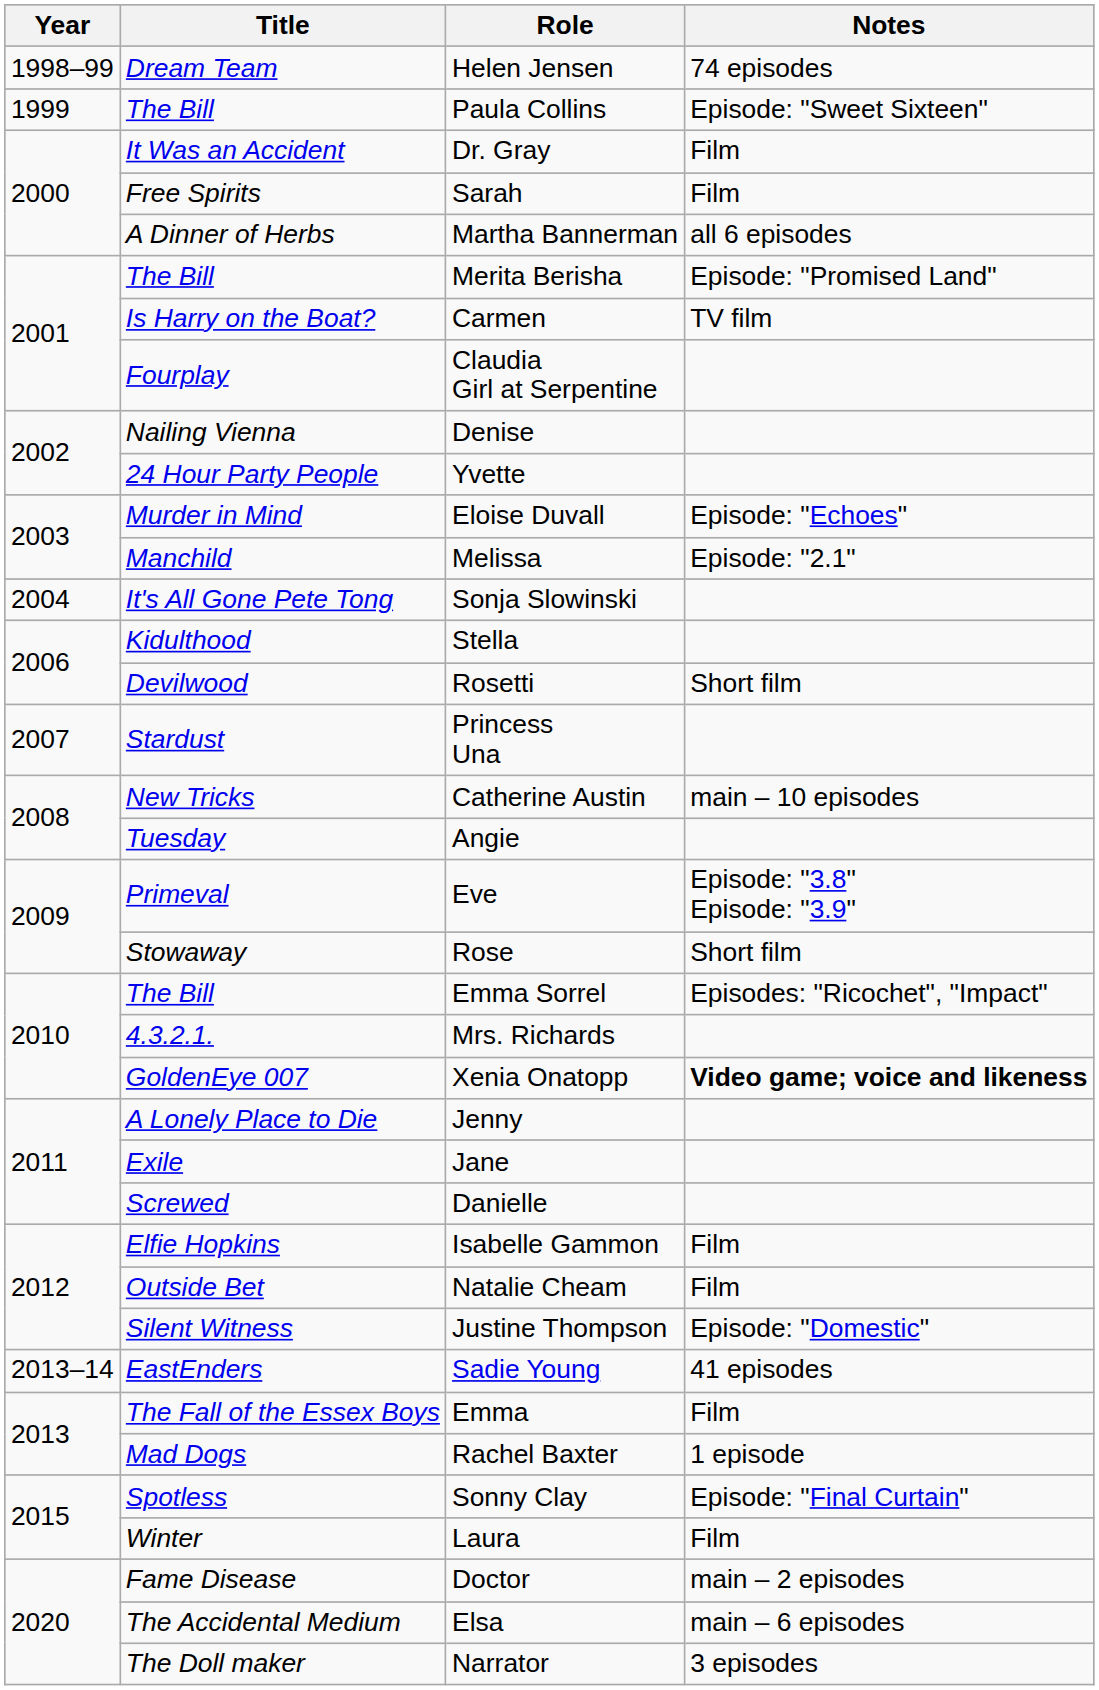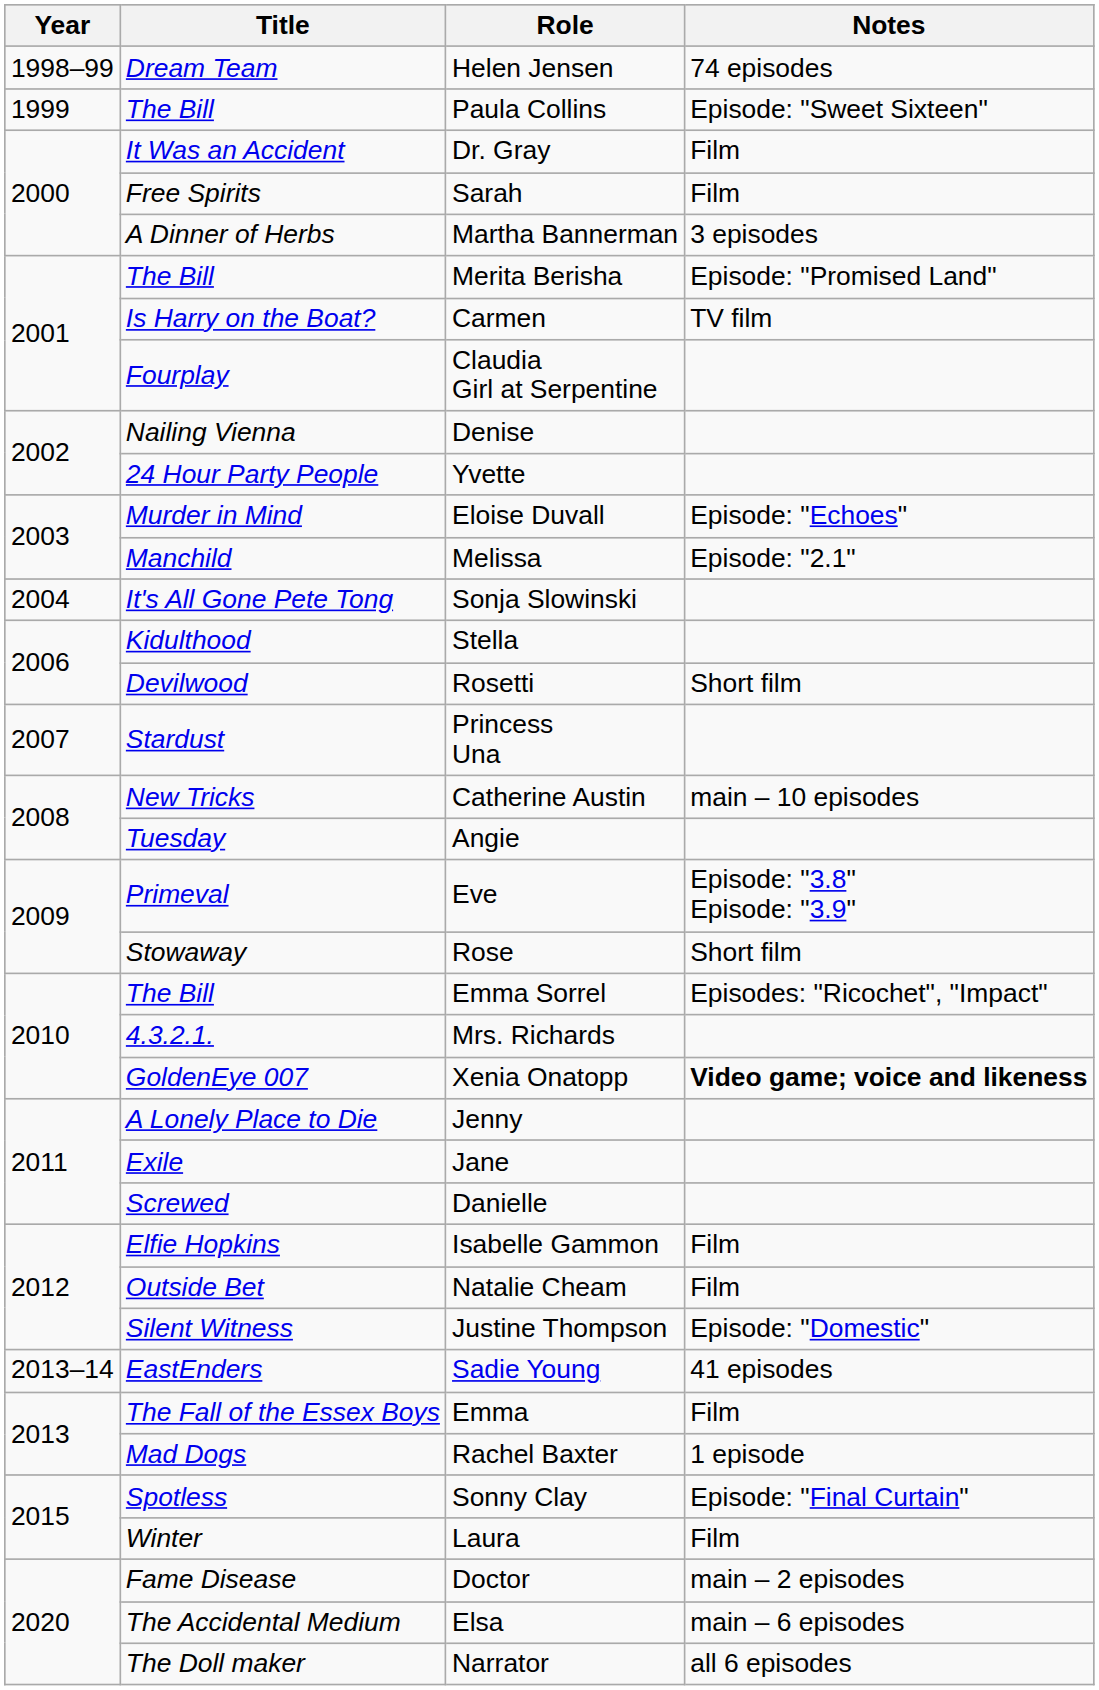(771, 234) all 6 episodes -> (754, 234) 3 episodes
(754, 1663) 3 episodes -> (771, 1663) all 6 episodes
